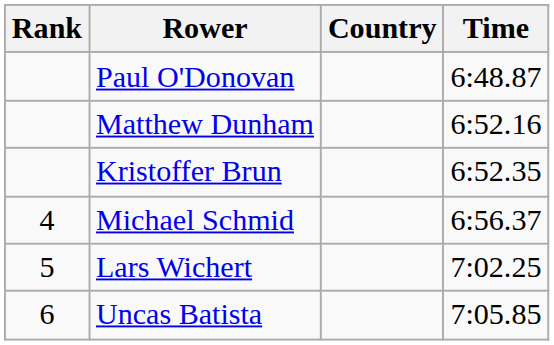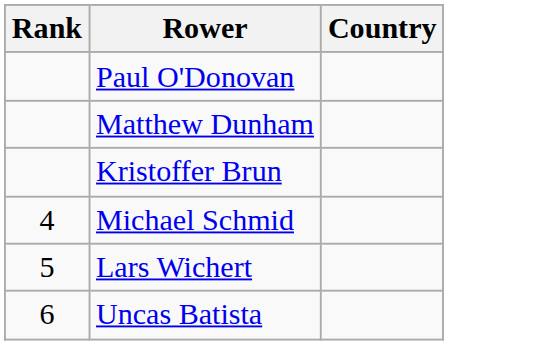- column: (496, 28)
